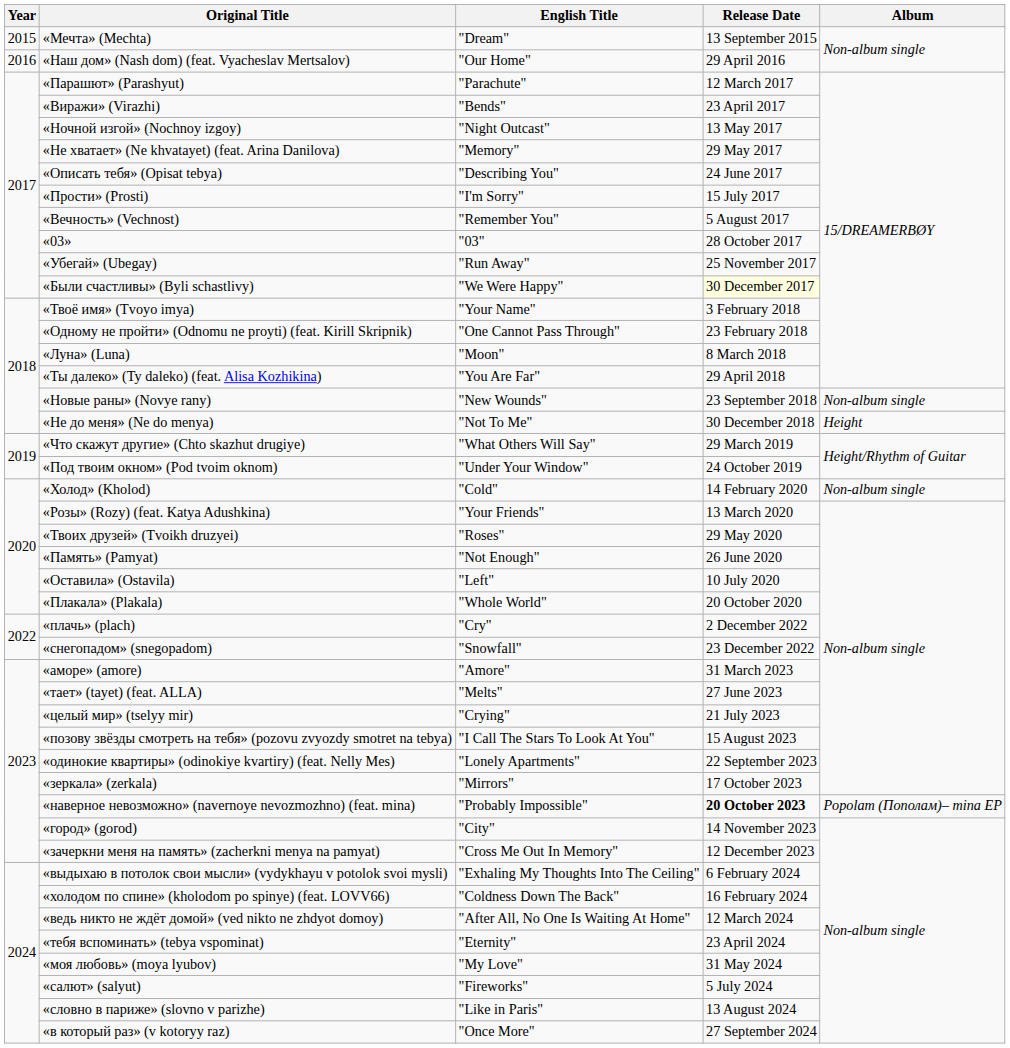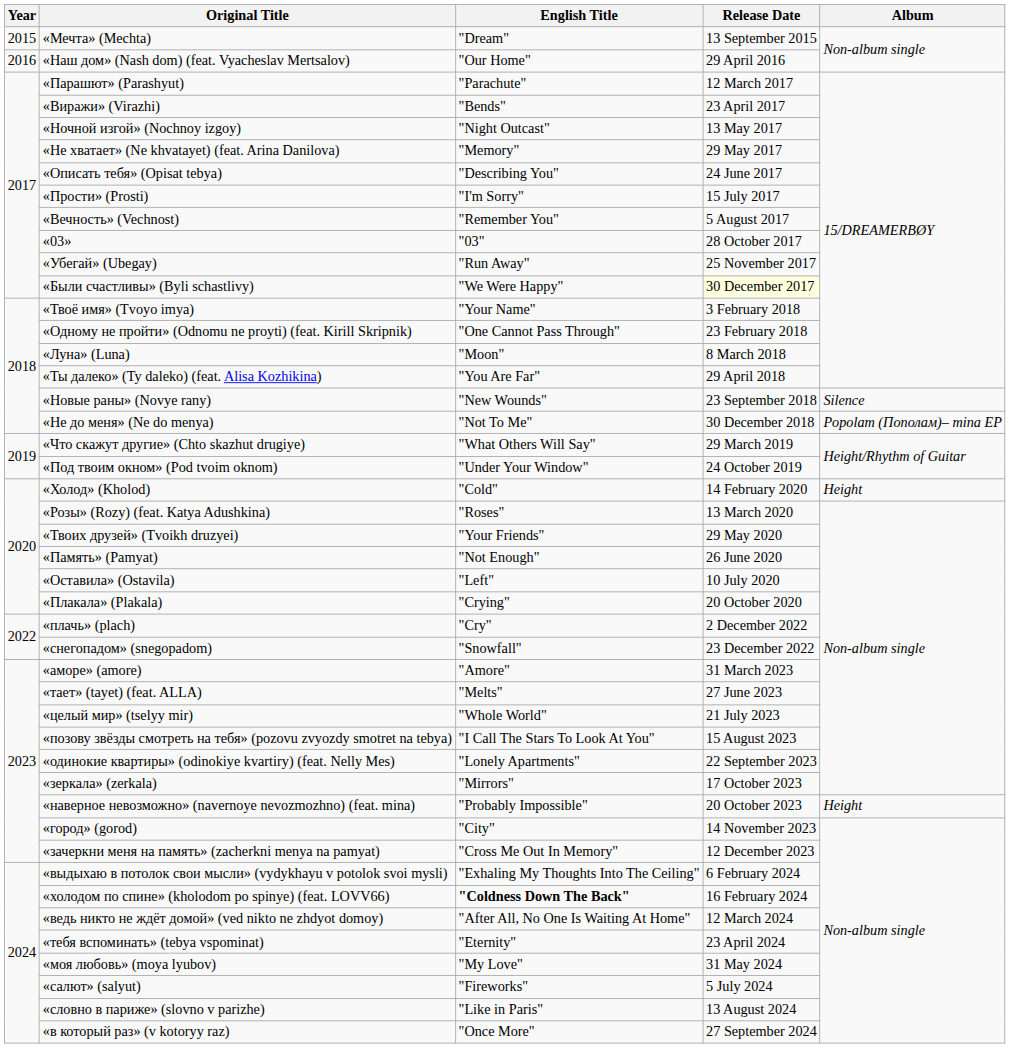(874, 399) Non-album single -> (844, 399) Silence
(843, 422) Height -> (913, 422) Popolam (Пополам)– mina EP
(874, 490) Non-album single -> (843, 490) Height
(501, 512) "Your Friends" -> (481, 512) "Roses"
(481, 535) "Roses" -> (501, 535) "Your Friends"
(503, 602) "Whole World" -> (484, 602) "Crying"
(484, 715) "Crying" -> (503, 715) "Whole World"
(756, 806) bold -> (754, 806) normal
(913, 806) Popolam (Пополам)– mina EP -> (843, 806) Height
(539, 896) normal -> (544, 896) bold
